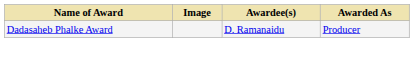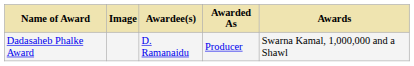+ column: (334, 18)
